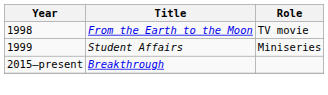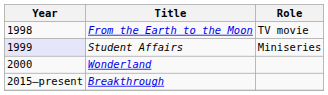(20, 47) no background -> (20, 47) lavender background
+ row: (120, 64)
